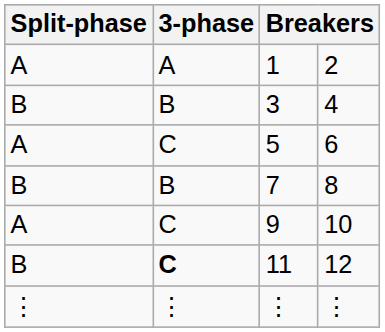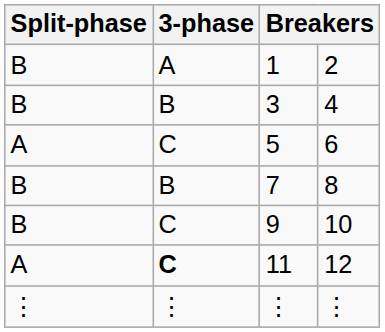(19, 64) A -> (19, 64) B
(19, 225) A -> (19, 225) B
(19, 265) B -> (19, 265) A
